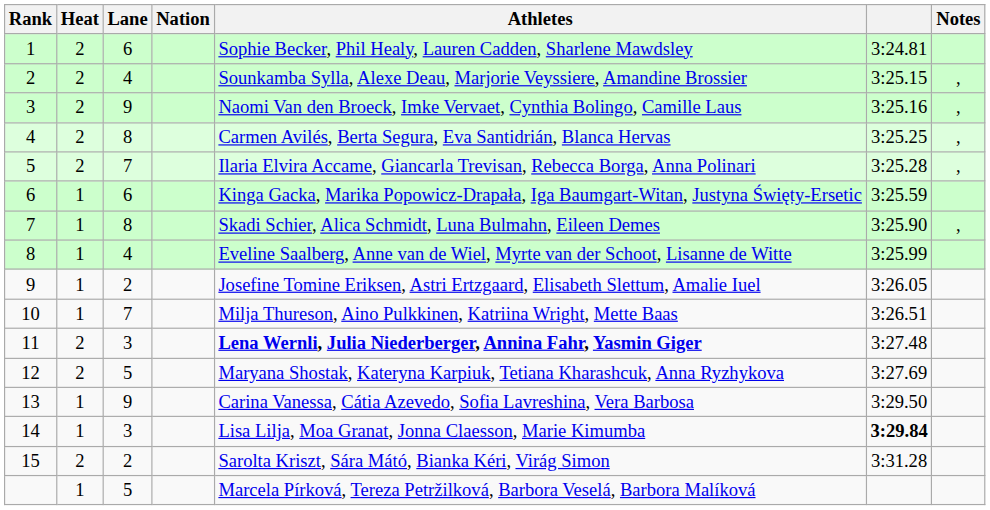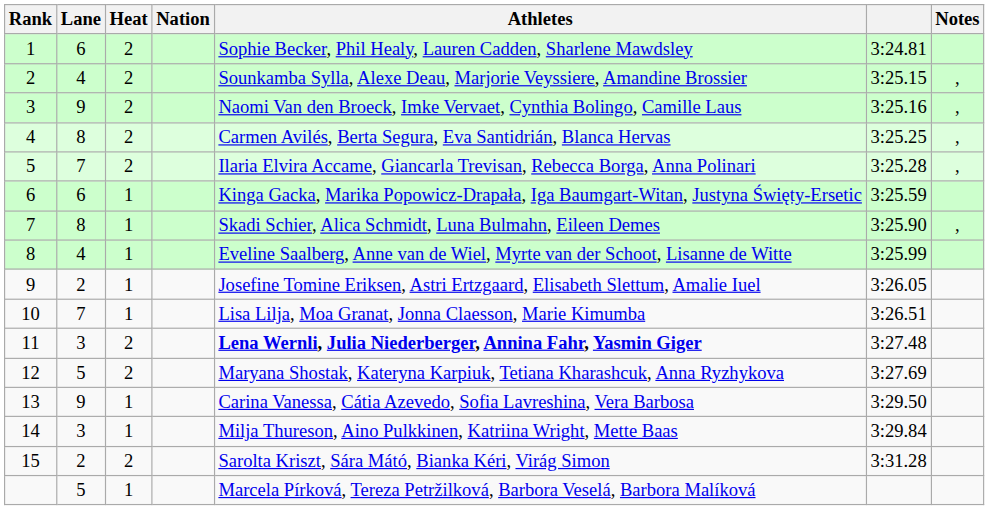columns swapped: (80, 19) <-> (128, 19)
(448, 313) Milja Thureson, Aino Pulkkinen, Katriina Wright, Mette Baas -> (432, 313) Lisa Lilja, Moa Granat, Jonna Claesson, Marie Kimumba
(432, 431) Lisa Lilja, Moa Granat, Jonna Claesson, Marie Kimumba -> (448, 431) Milja Thureson, Aino Pulkkinen, Katriina Wright, Mette Baas
(899, 431) bold -> (899, 431) normal
